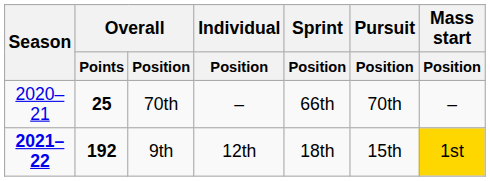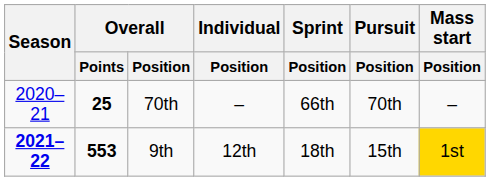(102, 151) 192 -> (102, 151) 553
